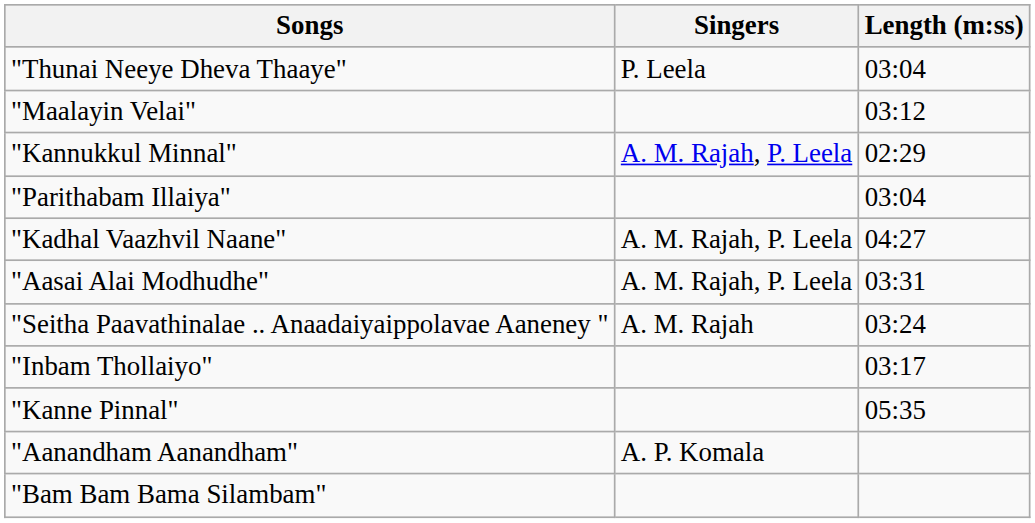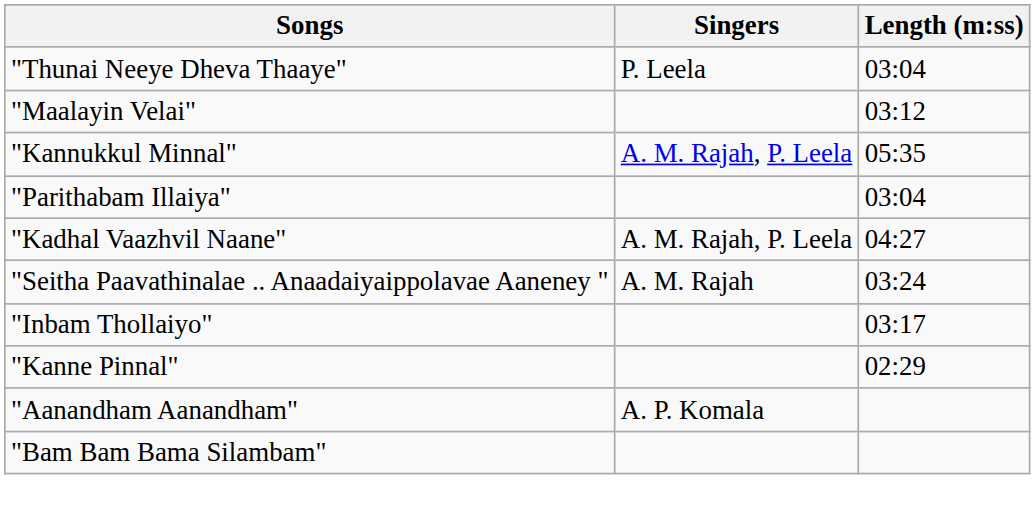(895, 153) 02:29 -> (895, 153) 05:35
- row: (140, 281)
(895, 409) 05:35 -> (895, 366) 02:29
